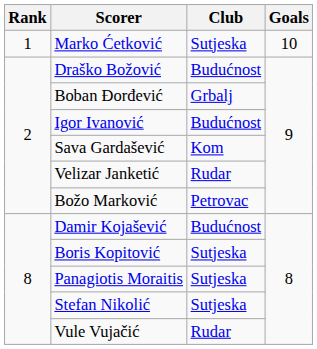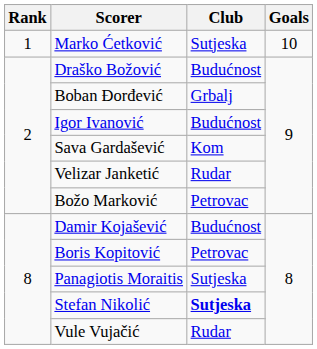(219, 252) Sutjeska -> (219, 252) Petrovac
(219, 305) normal -> (221, 305) bold
